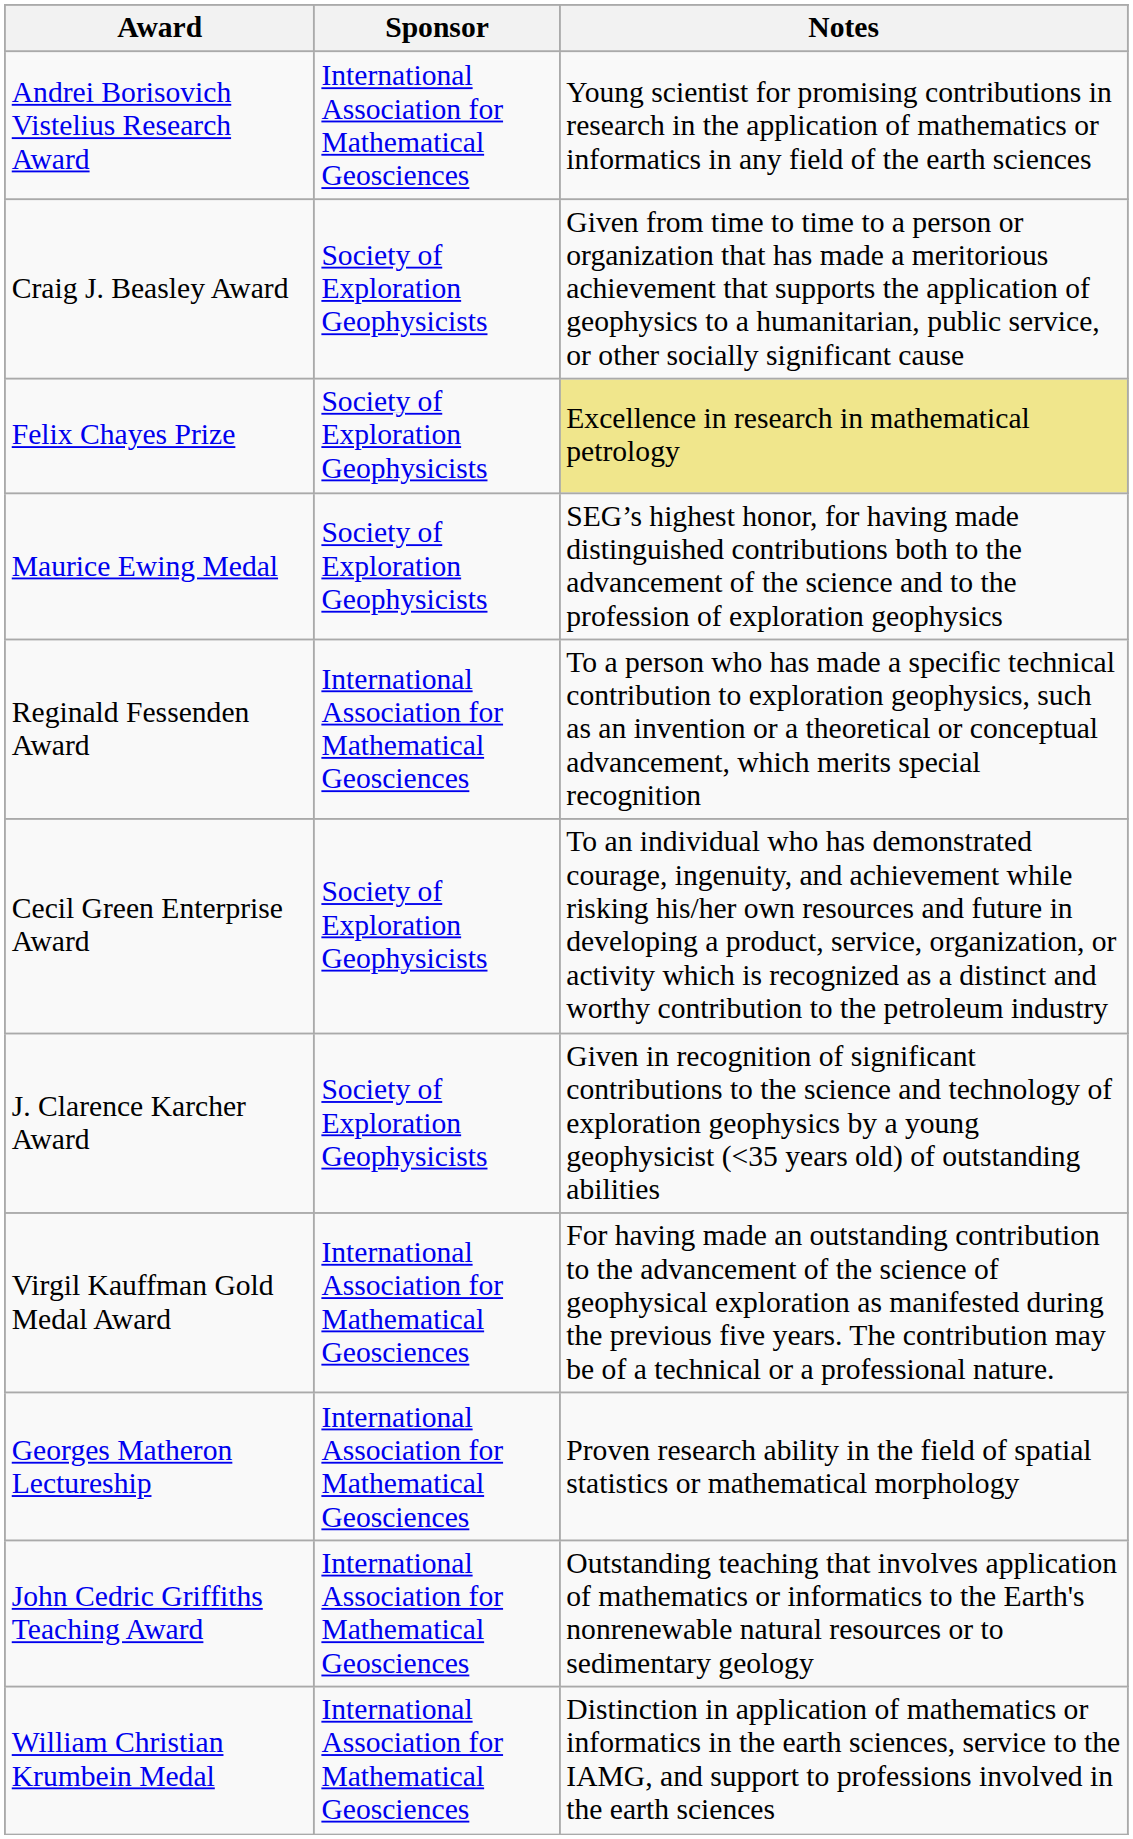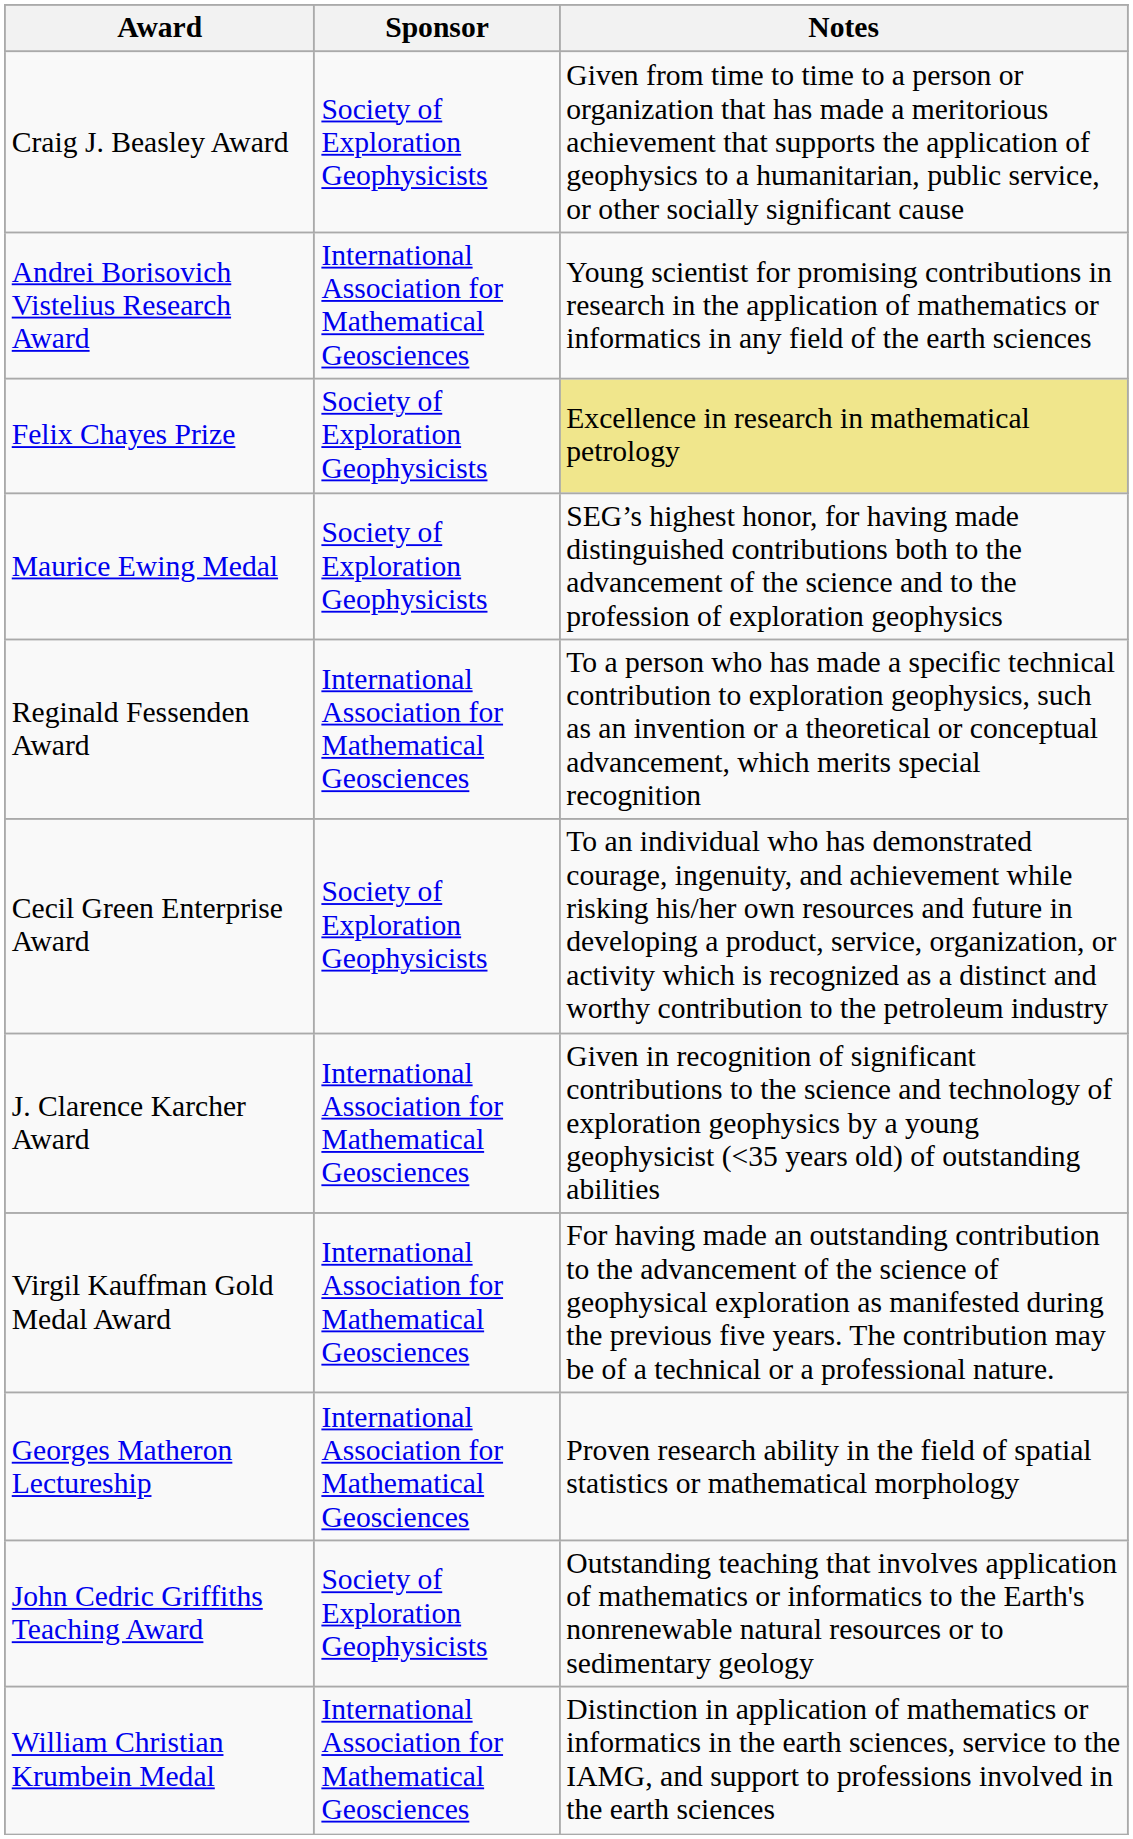rows swapped: (150, 288) <-> (122, 124)
(404, 1122) Society of Exploration Geophysicists -> (412, 1122) International Association for Mathematical Geosciences
(412, 1612) International Association for Mathematical Geosciences -> (404, 1612) Society of Exploration Geophysicists
